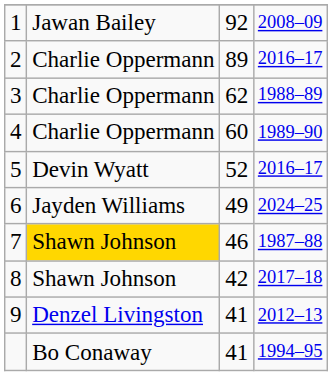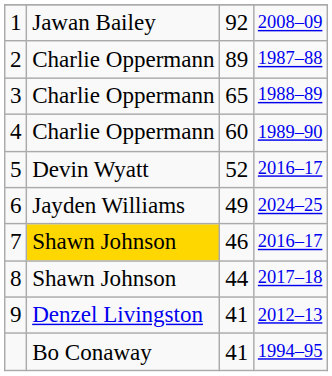(290, 59) 2016–17 -> (290, 59) 1987–88
(237, 95) 62 -> (237, 95) 65
(290, 242) 1987–88 -> (290, 242) 2016–17
(237, 278) 42 -> (237, 278) 44
